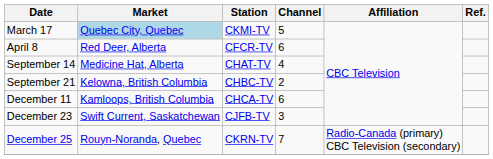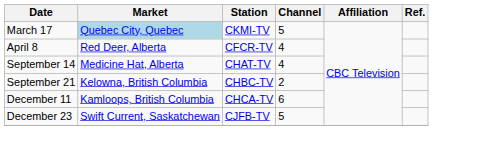(281, 47) 6 -> (281, 47) 4
(281, 116) 3 -> (281, 116) 5
- row: (40, 140)
